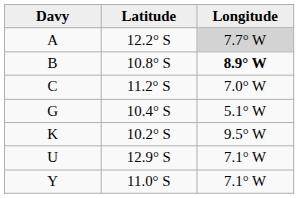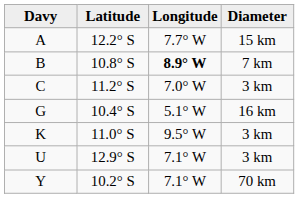+ column: (257, 16)
(245, 39) lightgrey background -> (185, 39) no background
(149, 134) 10.2° S -> (113, 134) 11.0° S
(149, 181) 11.0° S -> (113, 181) 10.2° S
